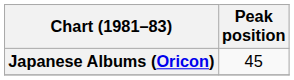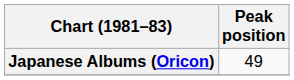(254, 61) 45 -> (254, 61) 49
